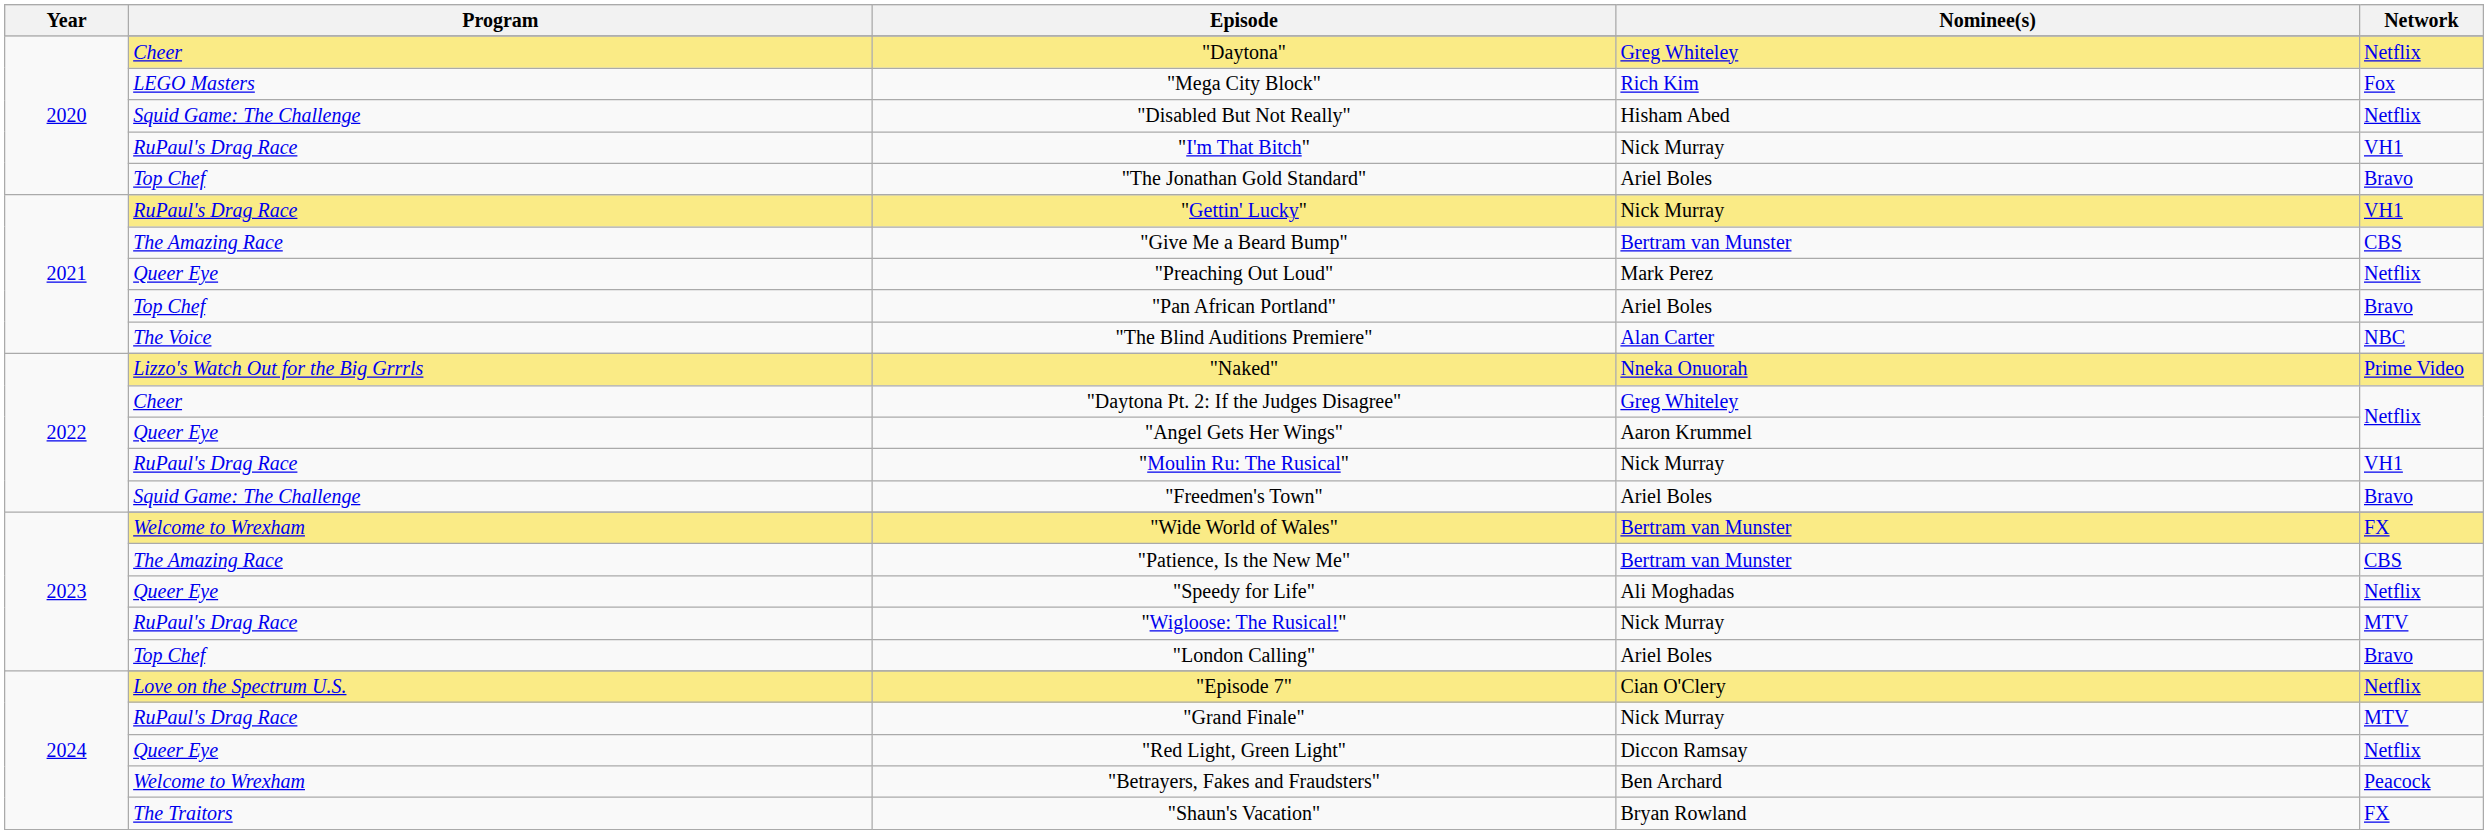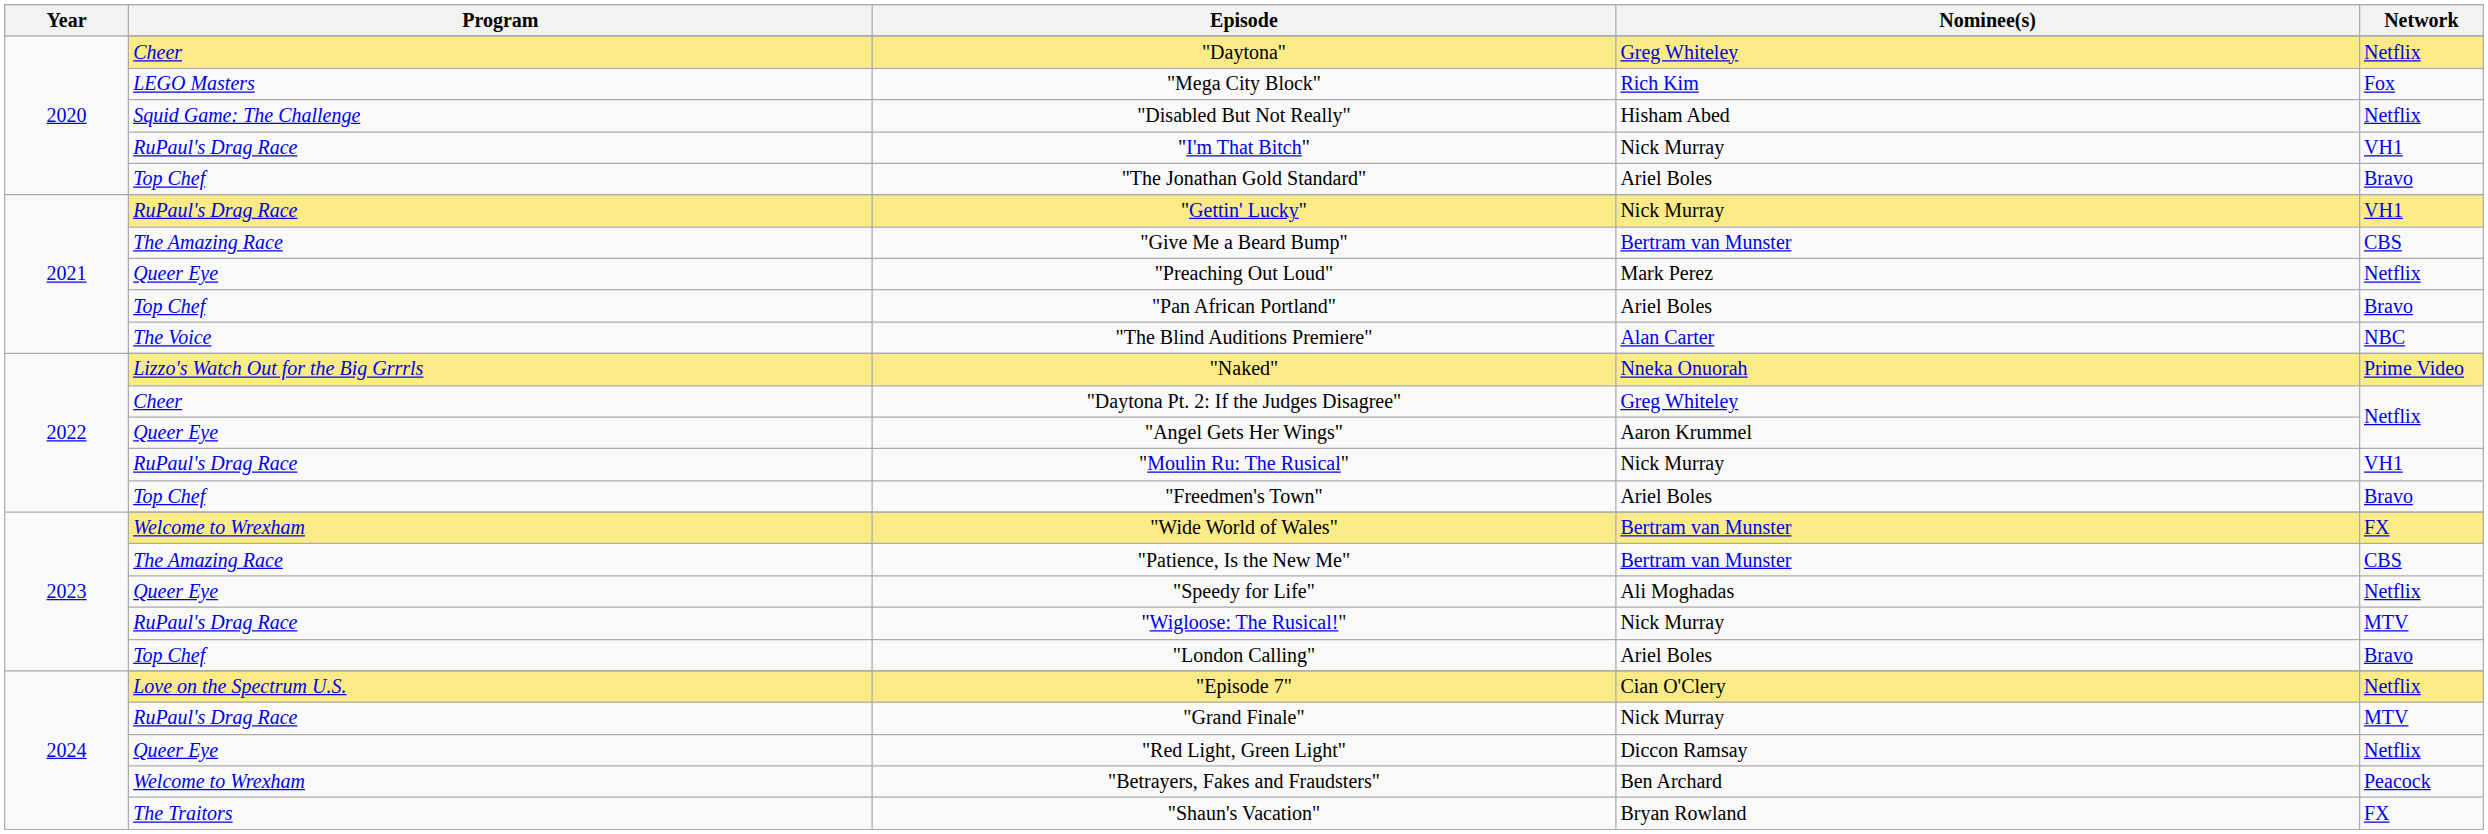(247, 496) Squid Game: The Challenge -> (169, 496) Top Chef
